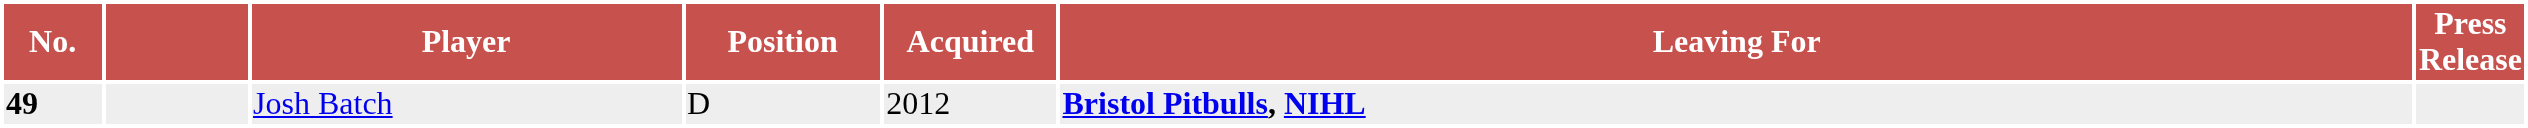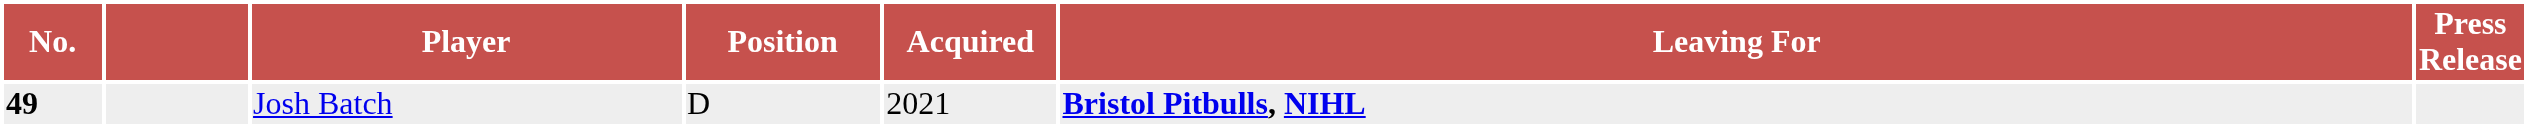(918, 103) 2012 -> (918, 103) 2021
